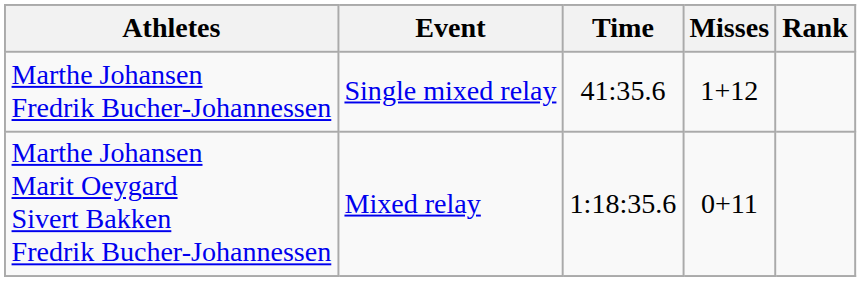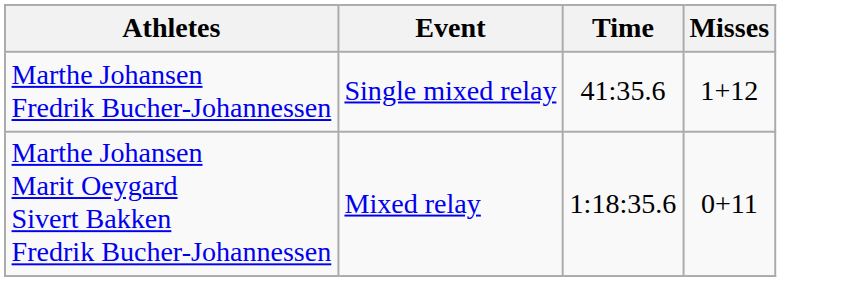- column: (815, 28)
